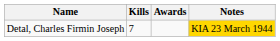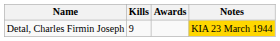(131, 28) 7 -> (131, 28) 9
